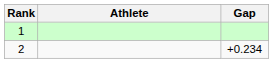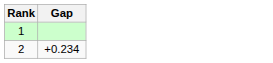- column: (129, 13)
